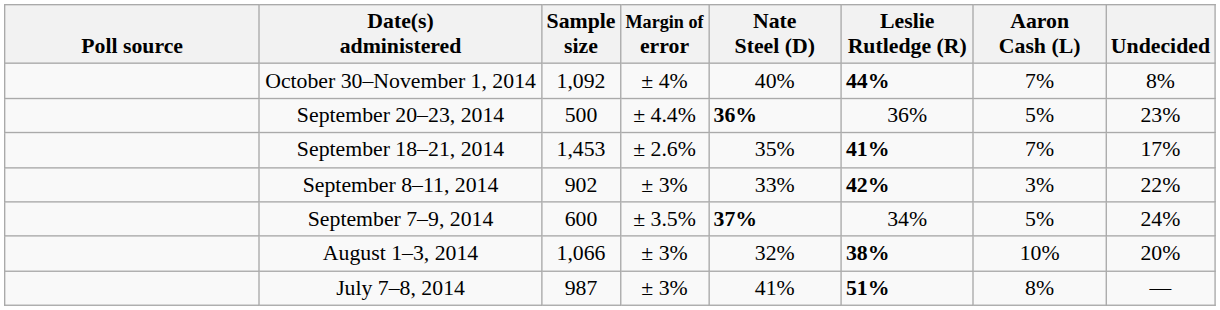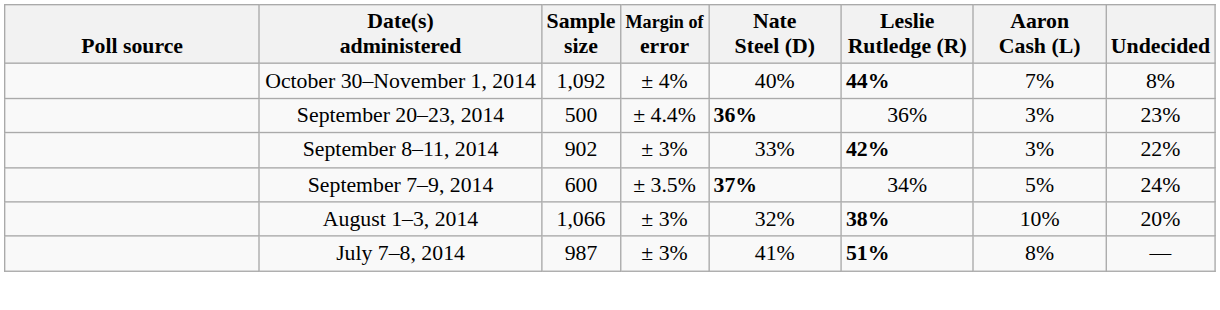(1040, 115) 5% -> (1040, 115) 3%
- row: (401, 149)
